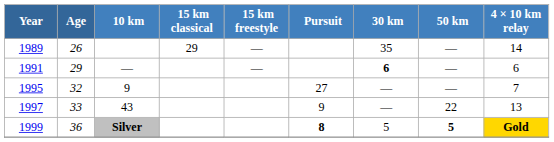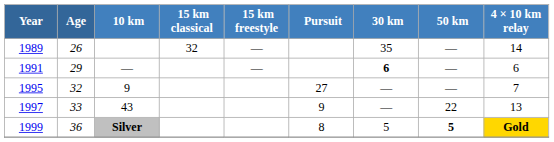(192, 48) 29 -> (192, 48) 32
(321, 127) bold -> (321, 127) normal
